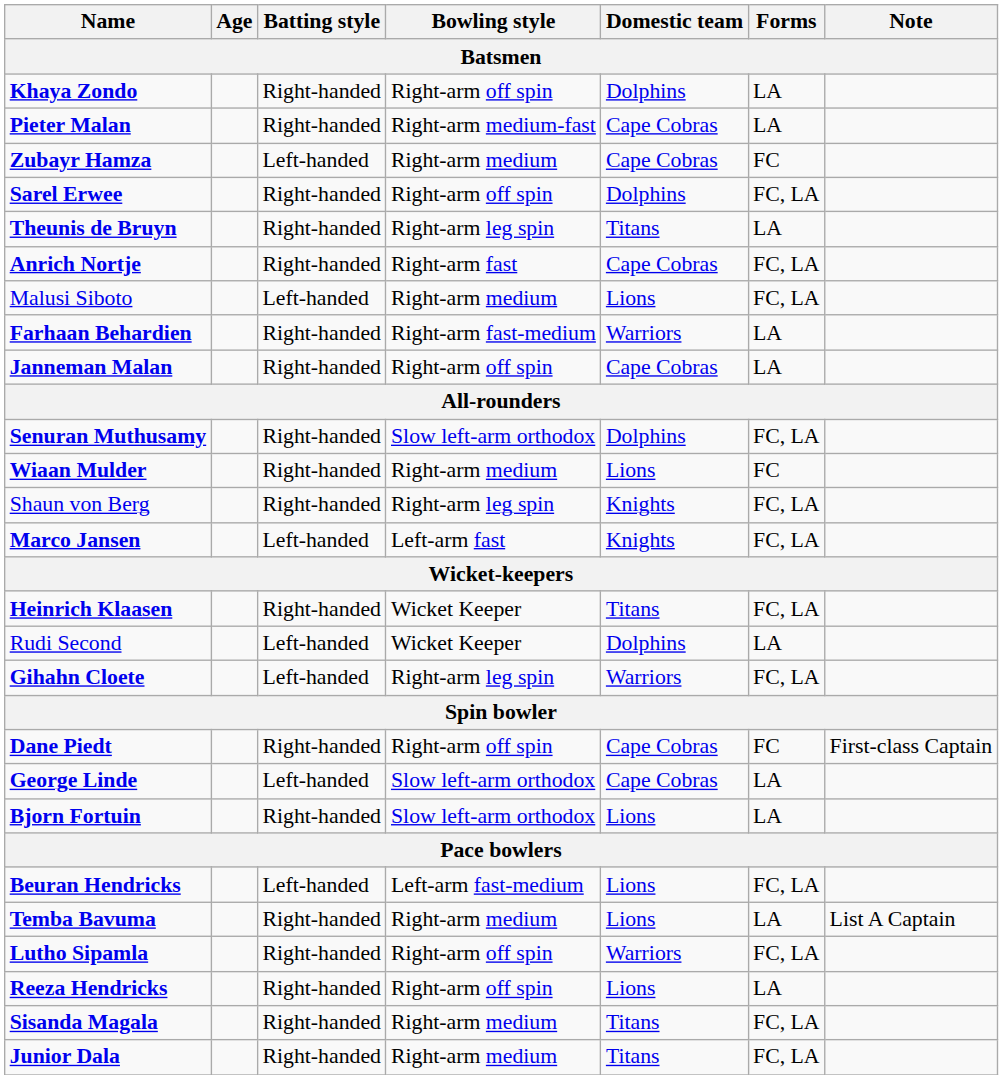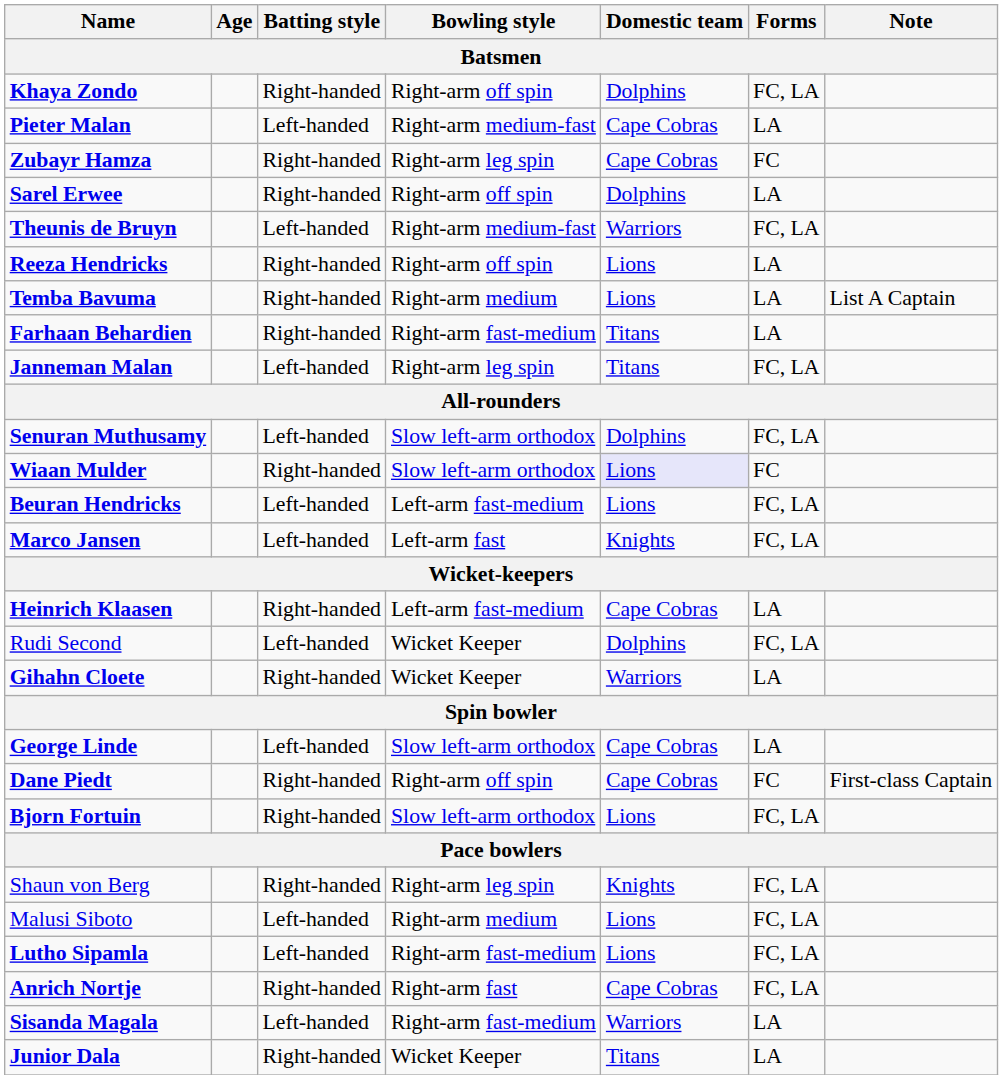(768, 90) LA -> (786, 90) FC, LA
(322, 125) Right-handed -> (316, 125) Left-handed
(316, 159) Left-handed -> (322, 159) Right-handed
(474, 159) Right-arm medium -> (473, 159) Right-arm leg spin
(786, 194) FC, LA -> (768, 194) LA
(322, 228) Right-handed -> (316, 228) Left-handed
(473, 228) Right-arm leg spin -> (493, 228) Right-arm medium-fast
(633, 228) Titans -> (644, 228) Warriors
(768, 228) LA -> (786, 228) FC, LA
rows swapped: (89, 988) <-> (75, 263)
rows swapped: (83, 919) <-> (71, 297)
(644, 332) Warriors -> (633, 332) Titans
(322, 366) Right-handed -> (316, 366) Left-handed
(472, 366) Right-arm off spin -> (473, 366) Right-arm leg spin
(662, 366) Cape Cobras -> (633, 366) Titans
(768, 366) LA -> (786, 366) FC, LA
(322, 435) Right-handed -> (316, 435) Left-handed
(474, 470) Right-arm medium -> (493, 470) Slow left-arm orthodox
(631, 470) no background -> (631, 470) lavender background
rows swapped: (80, 504) <-> (95, 884)
(456, 608) Wicket Keeper -> (487, 608) Left-arm fast-medium
(633, 608) Titans -> (662, 608) Cape Cobras
(786, 608) FC, LA -> (768, 608) LA
(768, 642) LA -> (786, 642) FC, LA
(316, 677) Left-handed -> (322, 677) Right-handed
(473, 677) Right-arm leg spin -> (456, 677) Wicket Keeper
(786, 677) FC, LA -> (768, 677) LA
rows swapped: (61, 746) <-> (73, 780)
(768, 815) LA -> (786, 815) FC, LA
(322, 953) Right-handed -> (316, 953) Left-handed
(472, 953) Right-arm off spin -> (493, 953) Right-arm fast-medium
(644, 953) Warriors -> (631, 953) Lions
(322, 1022) Right-handed -> (316, 1022) Left-handed
(474, 1022) Right-arm medium -> (493, 1022) Right-arm fast-medium
(633, 1022) Titans -> (644, 1022) Warriors
(786, 1022) FC, LA -> (768, 1022) LA
(474, 1057) Right-arm medium -> (456, 1057) Wicket Keeper
(786, 1057) FC, LA -> (768, 1057) LA
